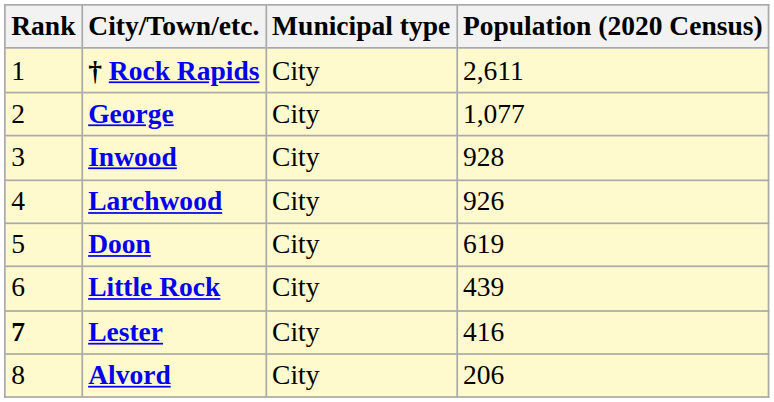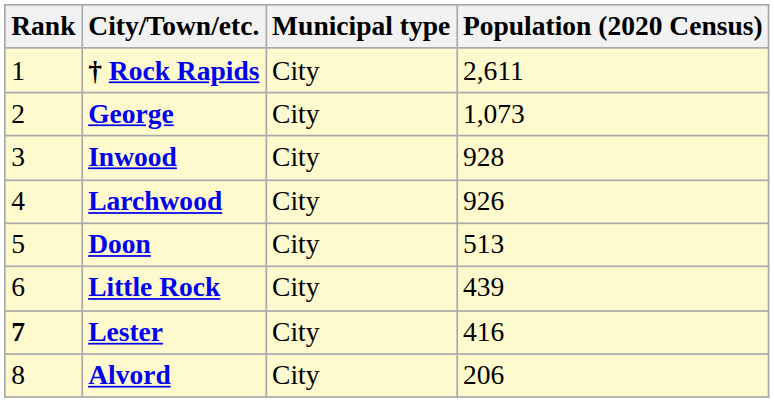(494, 113) 1,077 -> (494, 113) 1,073
(484, 244) 619 -> (484, 244) 513
